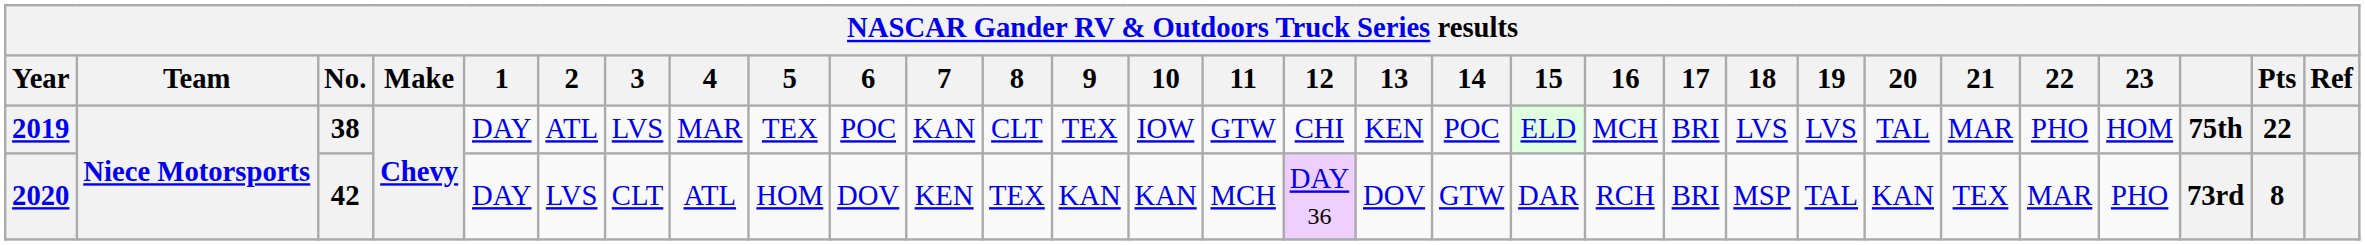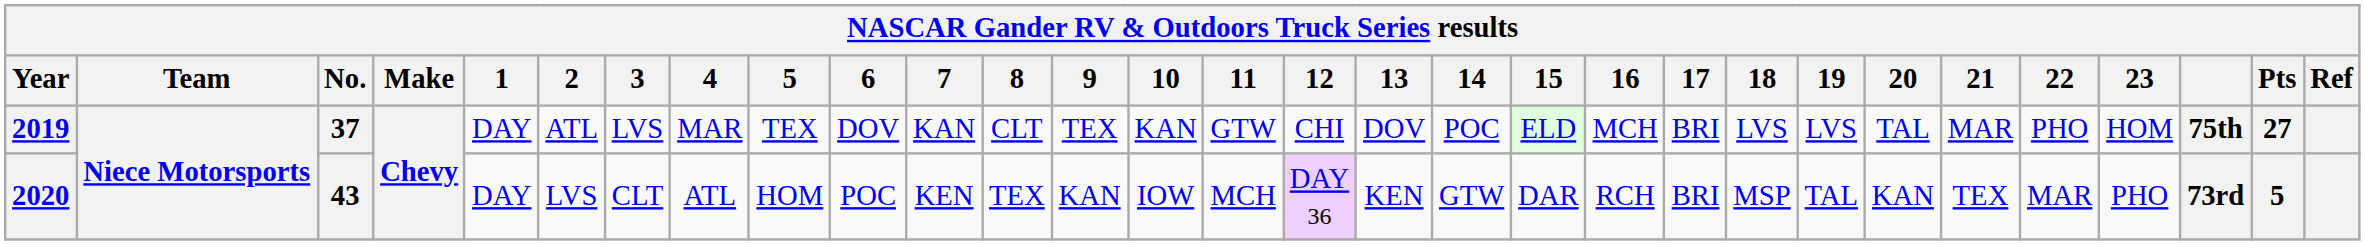(345, 128) 38 -> (345, 128) 37
(868, 128) POC -> (868, 128) DOV
(1166, 128) IOW -> (1166, 128) KAN
(1394, 128) KEN -> (1394, 128) DOV
(2277, 128) 22 -> (2277, 128) 27
(345, 196) 42 -> (345, 196) 43
(868, 196) DOV -> (868, 196) POC
(1166, 196) KAN -> (1166, 196) IOW
(1394, 196) DOV -> (1394, 196) KEN
(2277, 196) 8 -> (2277, 196) 5
